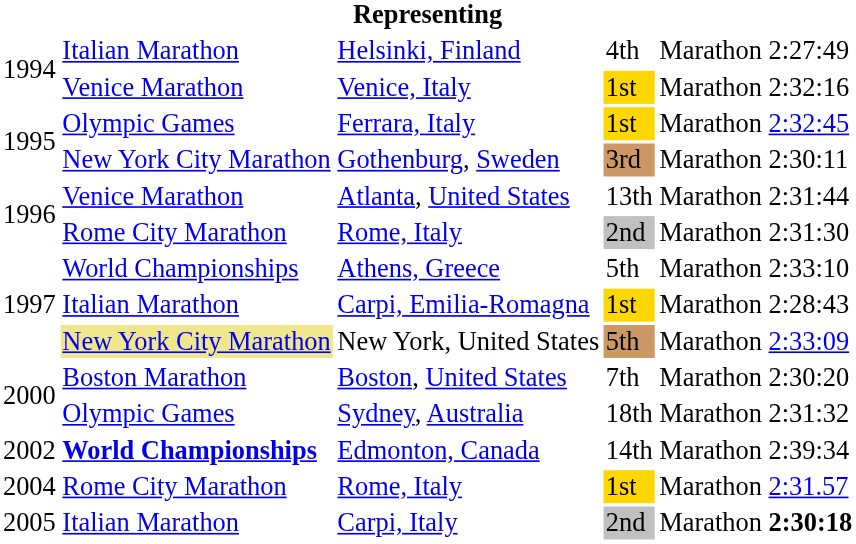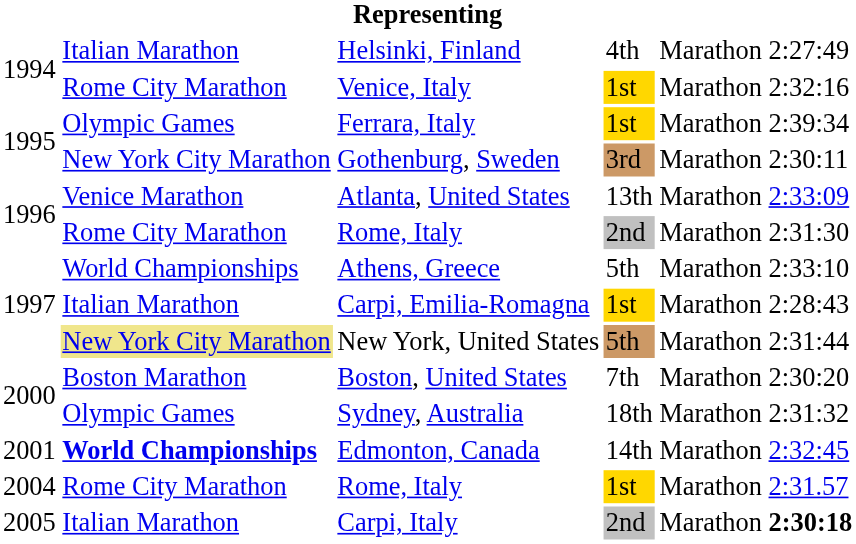(153, 87) Venice Marathon -> (175, 87) Rome City Marathon
(809, 123) 2:32:45 -> (809, 123) 2:39:34
(809, 195) 2:31:44 -> (809, 195) 2:33:09
(809, 341) 2:33:09 -> (809, 341) 2:31:44
(29, 450) 2002 -> (29, 450) 2001
(809, 450) 2:39:34 -> (809, 450) 2:32:45
